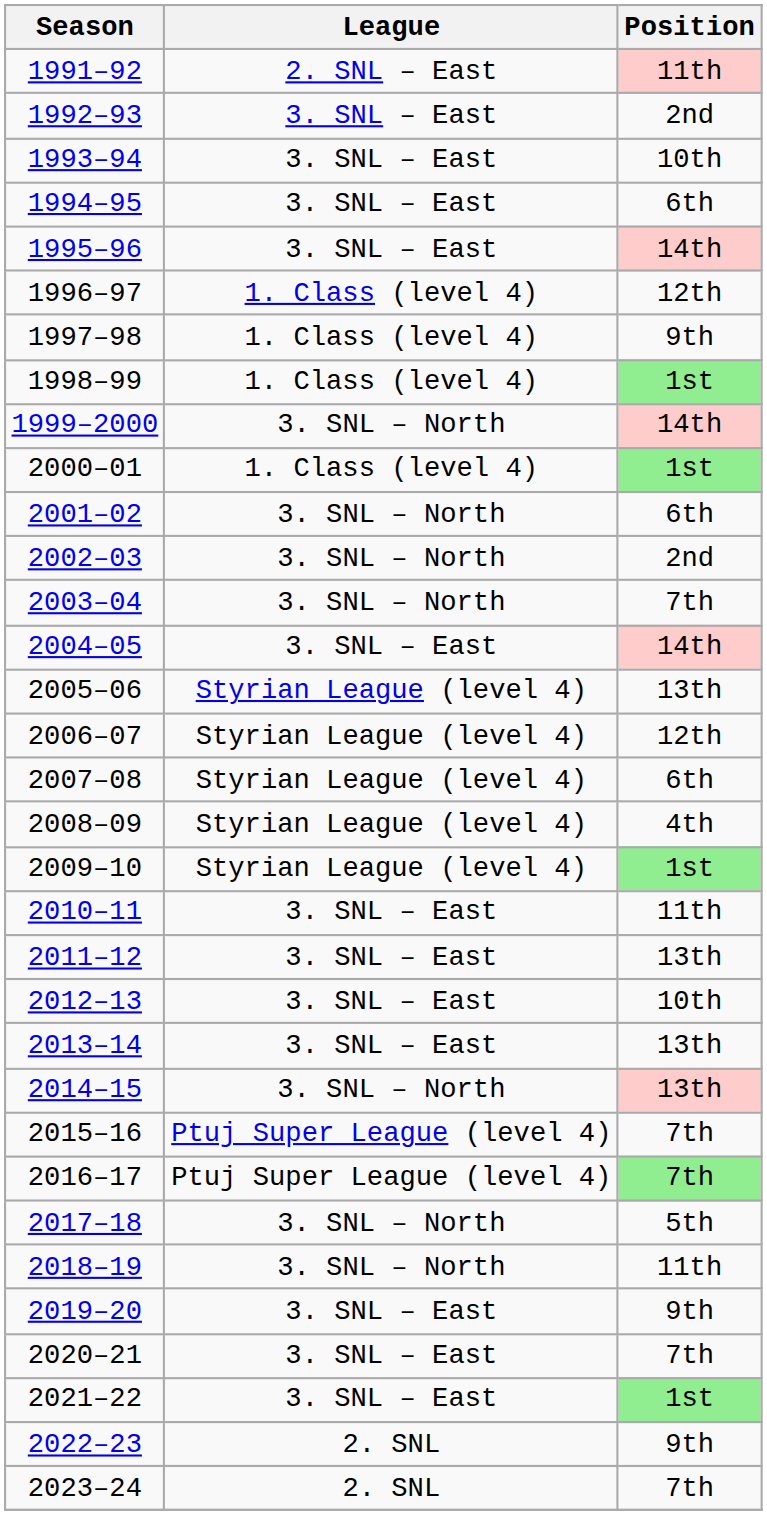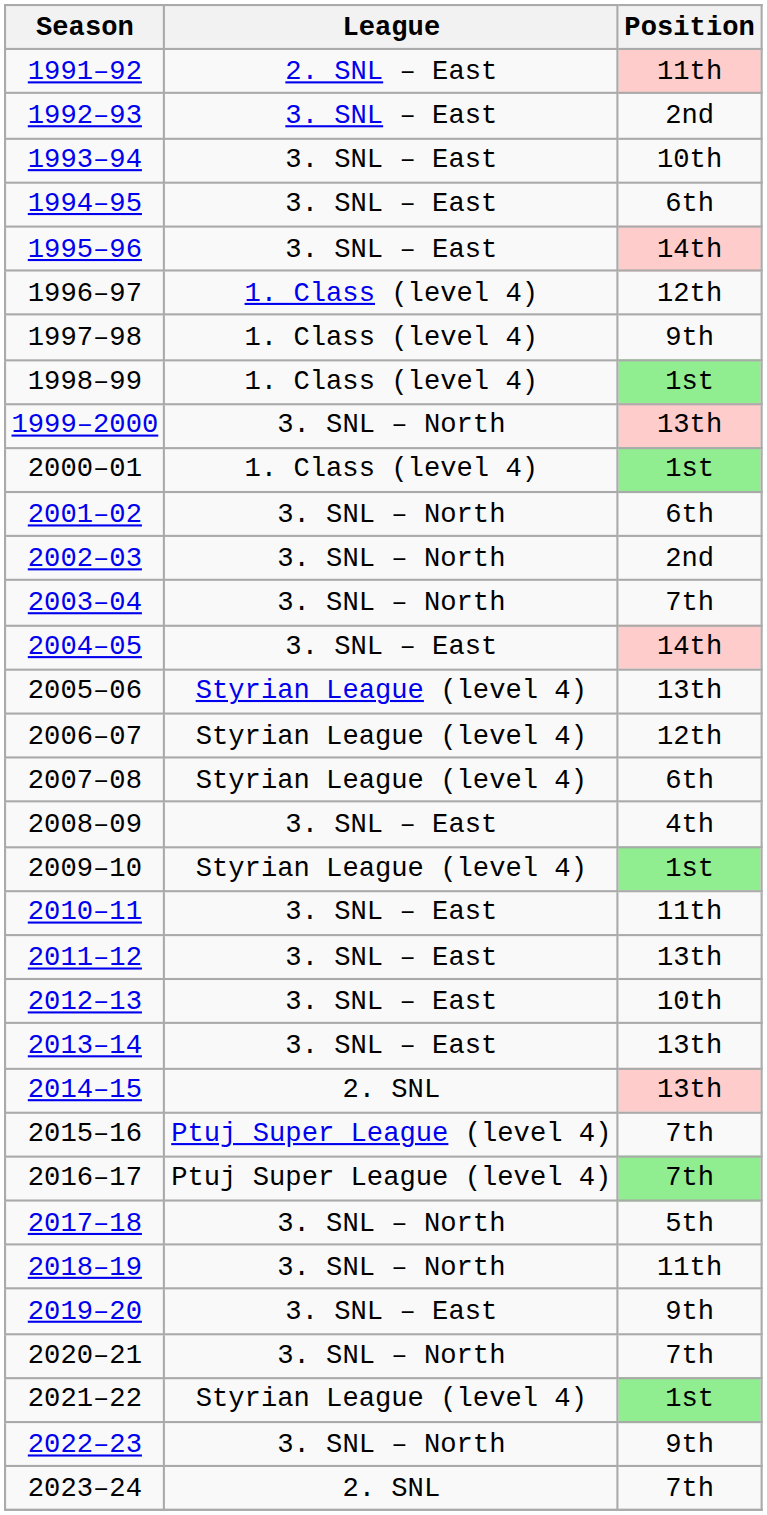(690, 426) 14th -> (690, 426) 13th
(391, 824) Styrian League (level 4) -> (391, 824) 3. SNL – East
(391, 1090) 3. SNL – North -> (391, 1090) 2. SNL
(391, 1356) 3. SNL – East -> (391, 1356) 3. SNL – North
(391, 1400) 3. SNL – East -> (391, 1400) Styrian League (level 4)
(391, 1444) 2. SNL -> (391, 1444) 3. SNL – North
